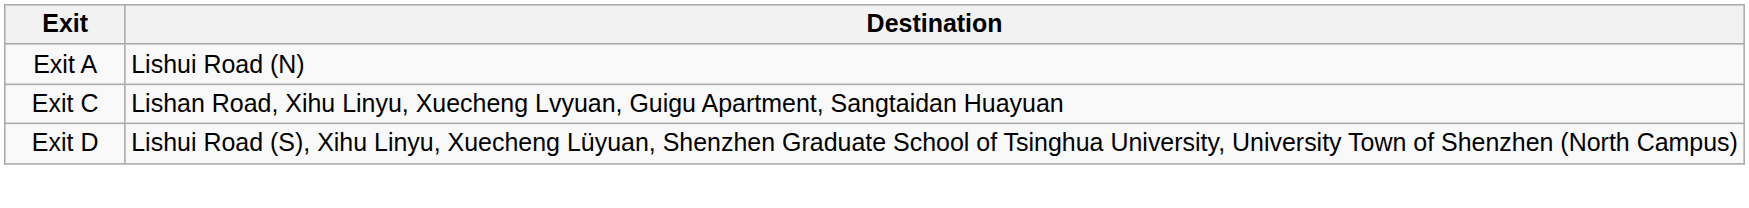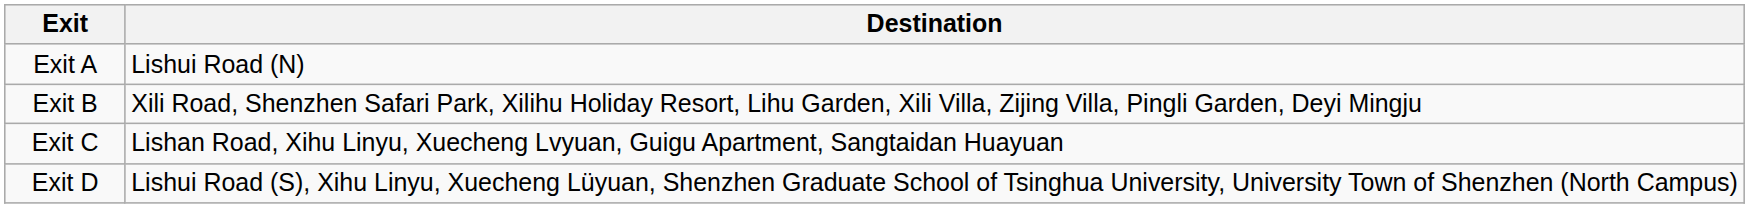+ row: (65, 103)
